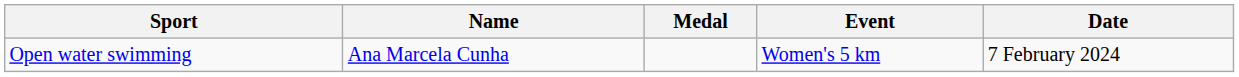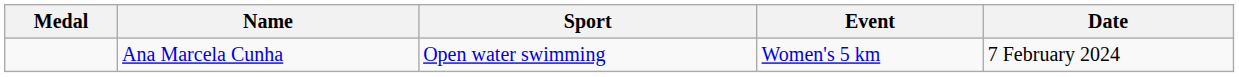columns swapped: (701, 21) <-> (174, 21)
